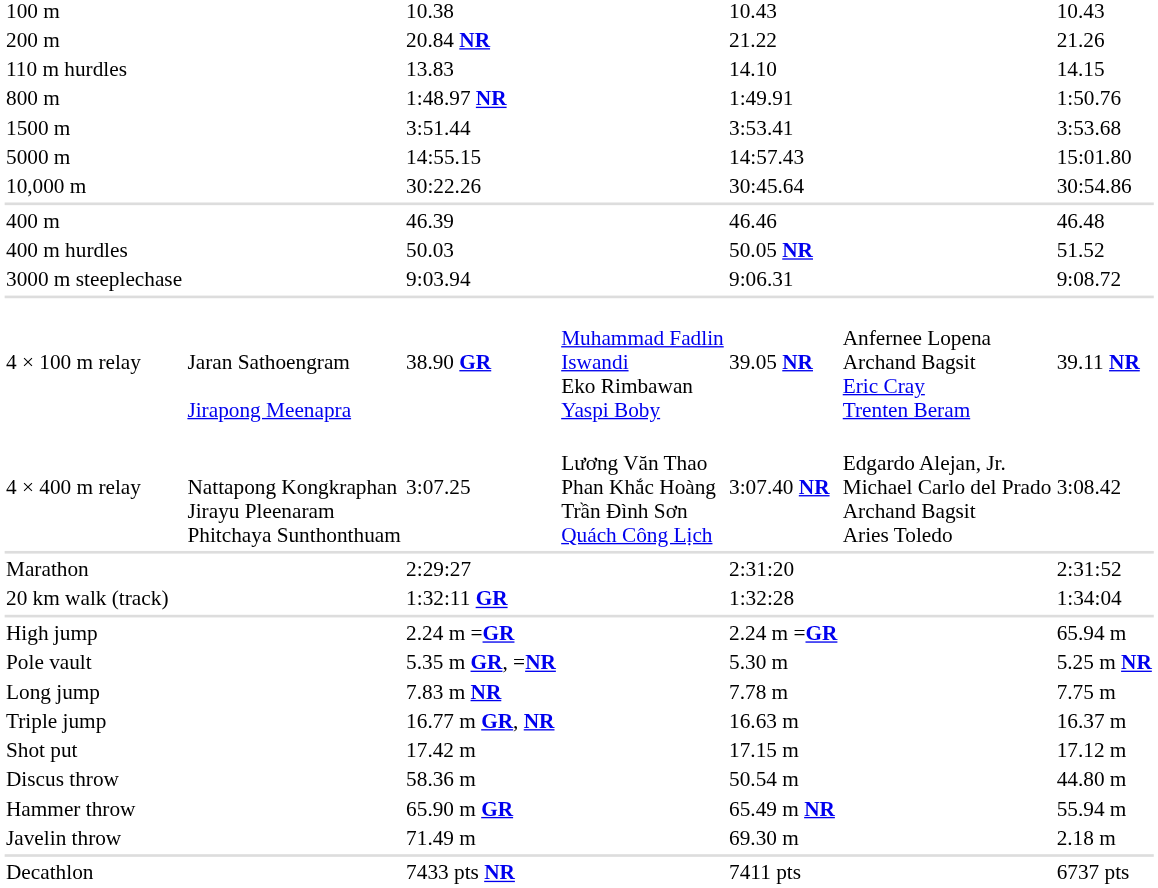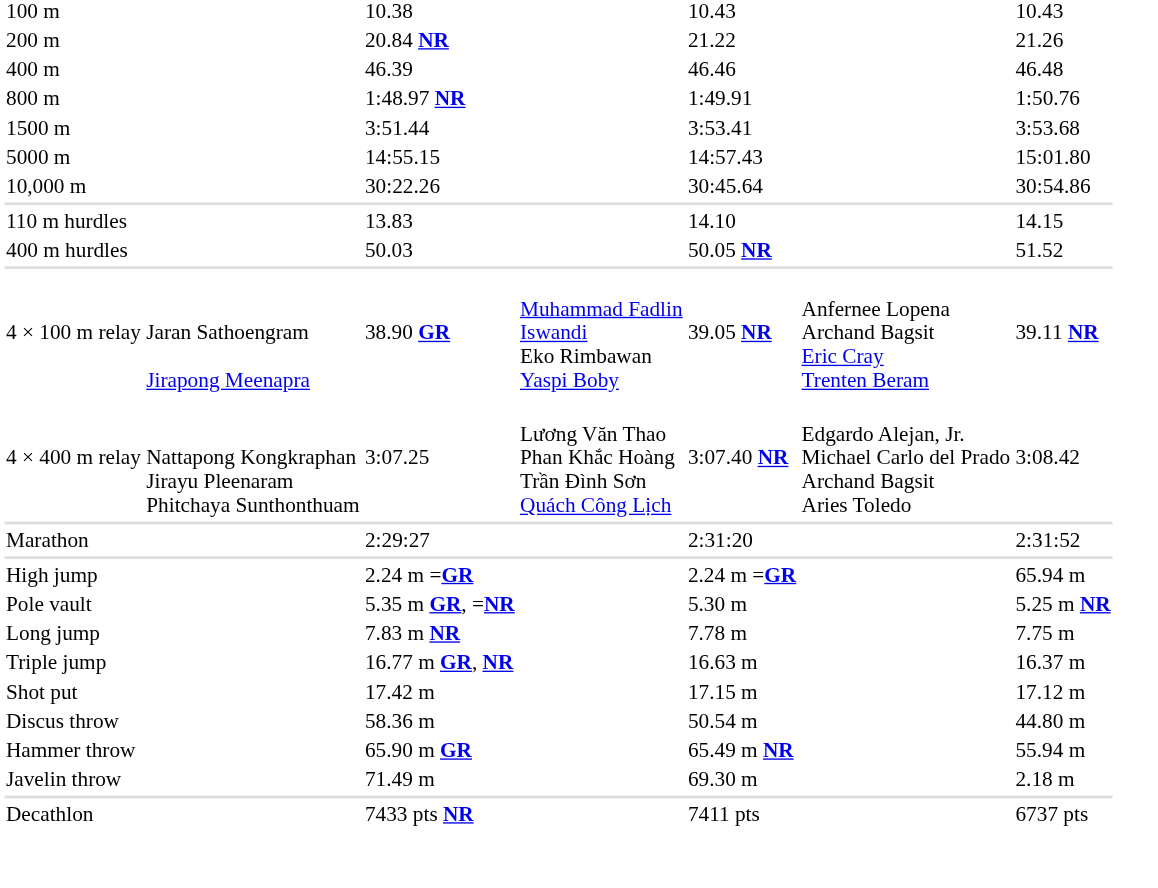rows swapped: (33, 220) <-> (66, 69)
- row: (94, 279)
- row: (87, 598)
